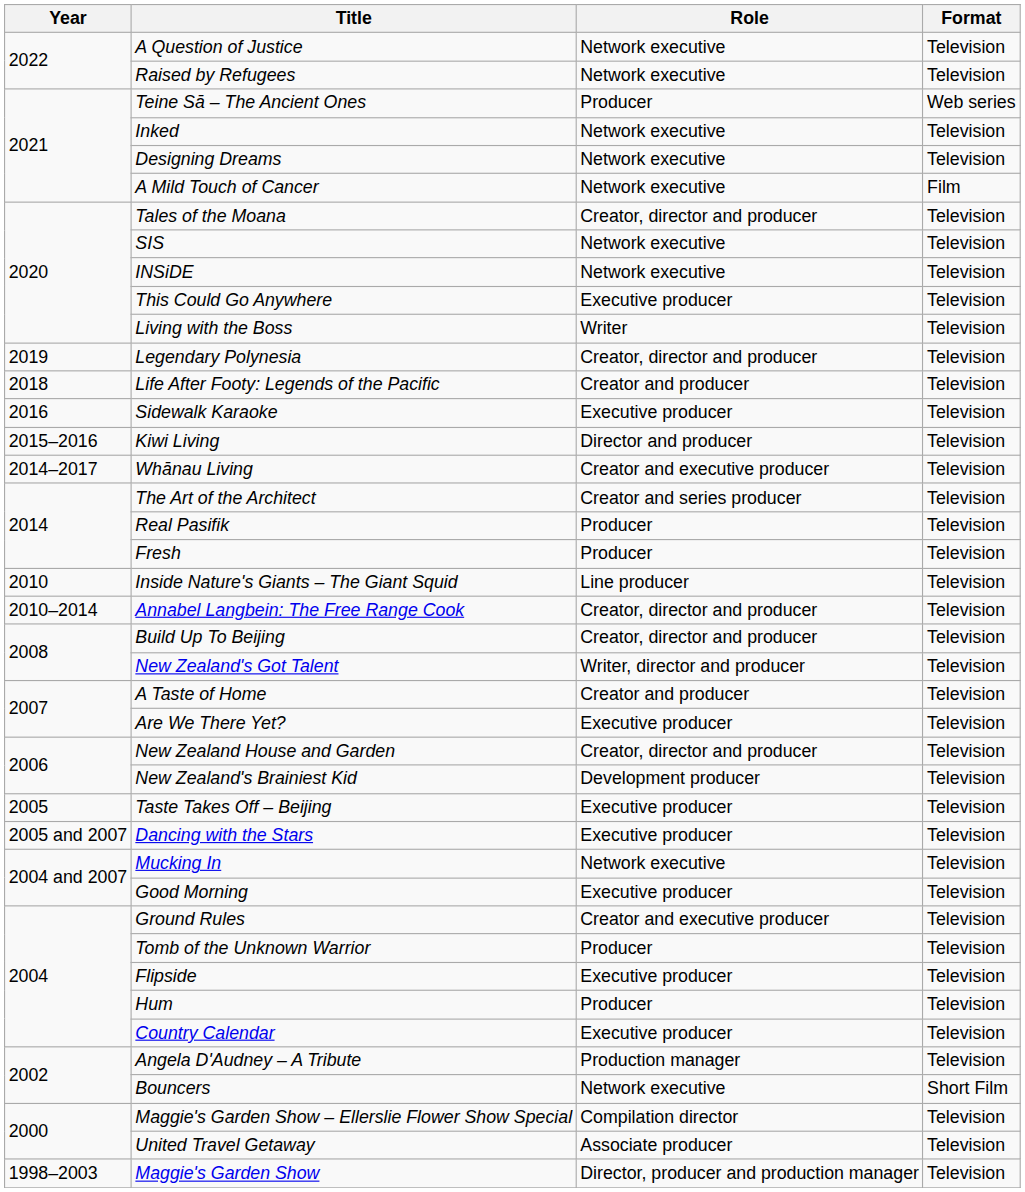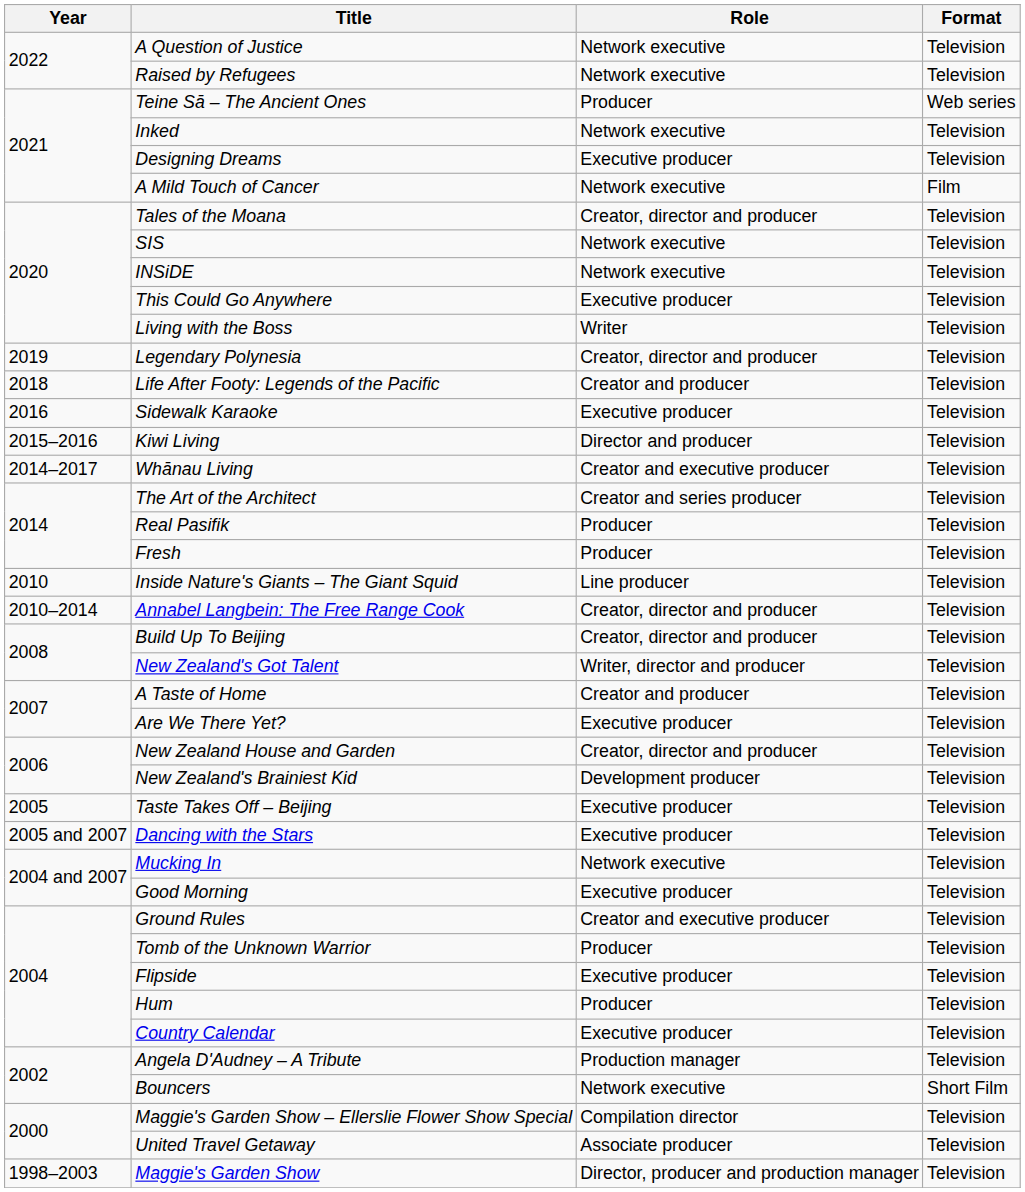(653, 159) Network executive -> (656, 159) Executive producer
